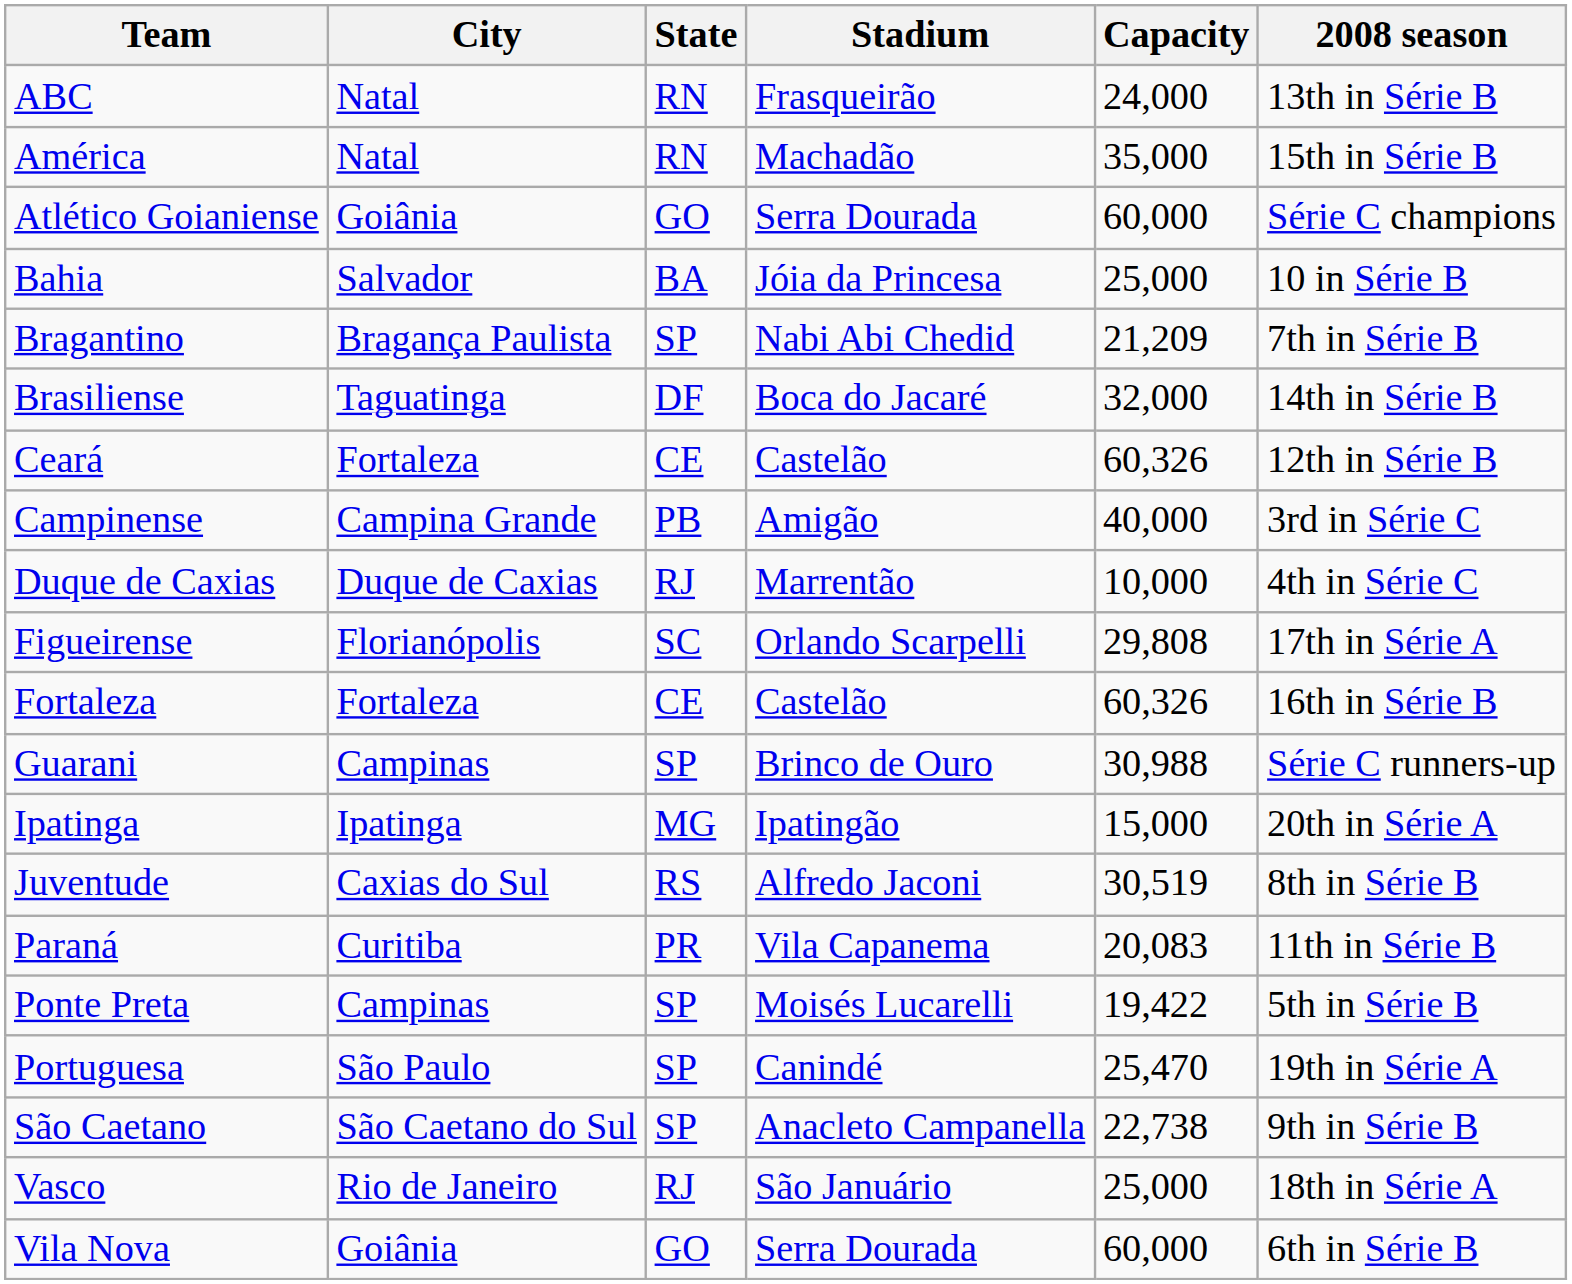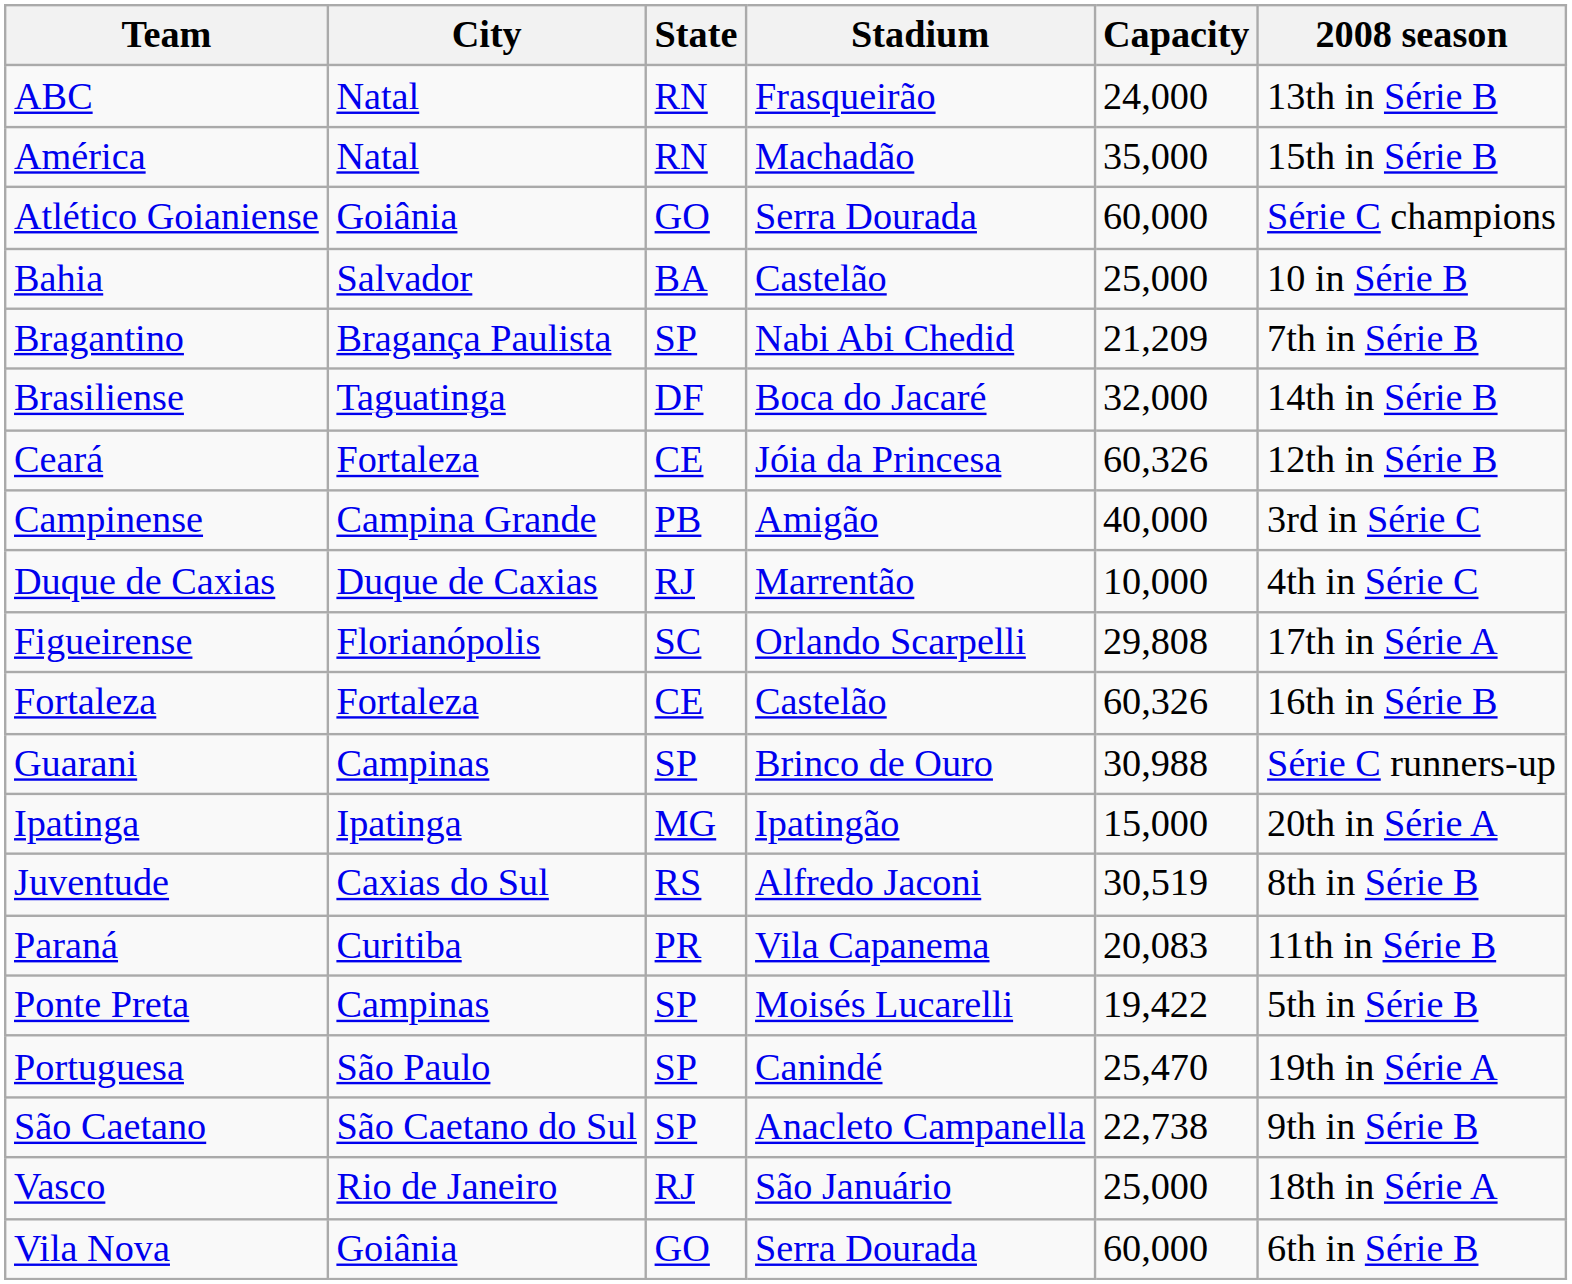(878, 277) Jóia da Princesa -> (821, 277) Castelão
(821, 459) Castelão -> (878, 459) Jóia da Princesa
